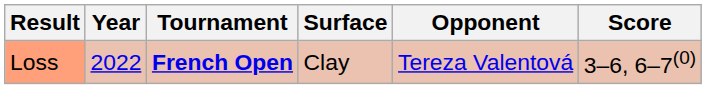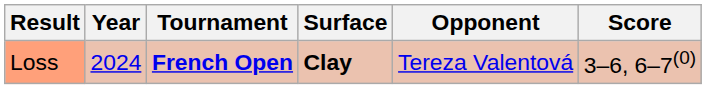(116, 62) 2022 -> (116, 62) 2024
(326, 62) normal -> (328, 62) bold
